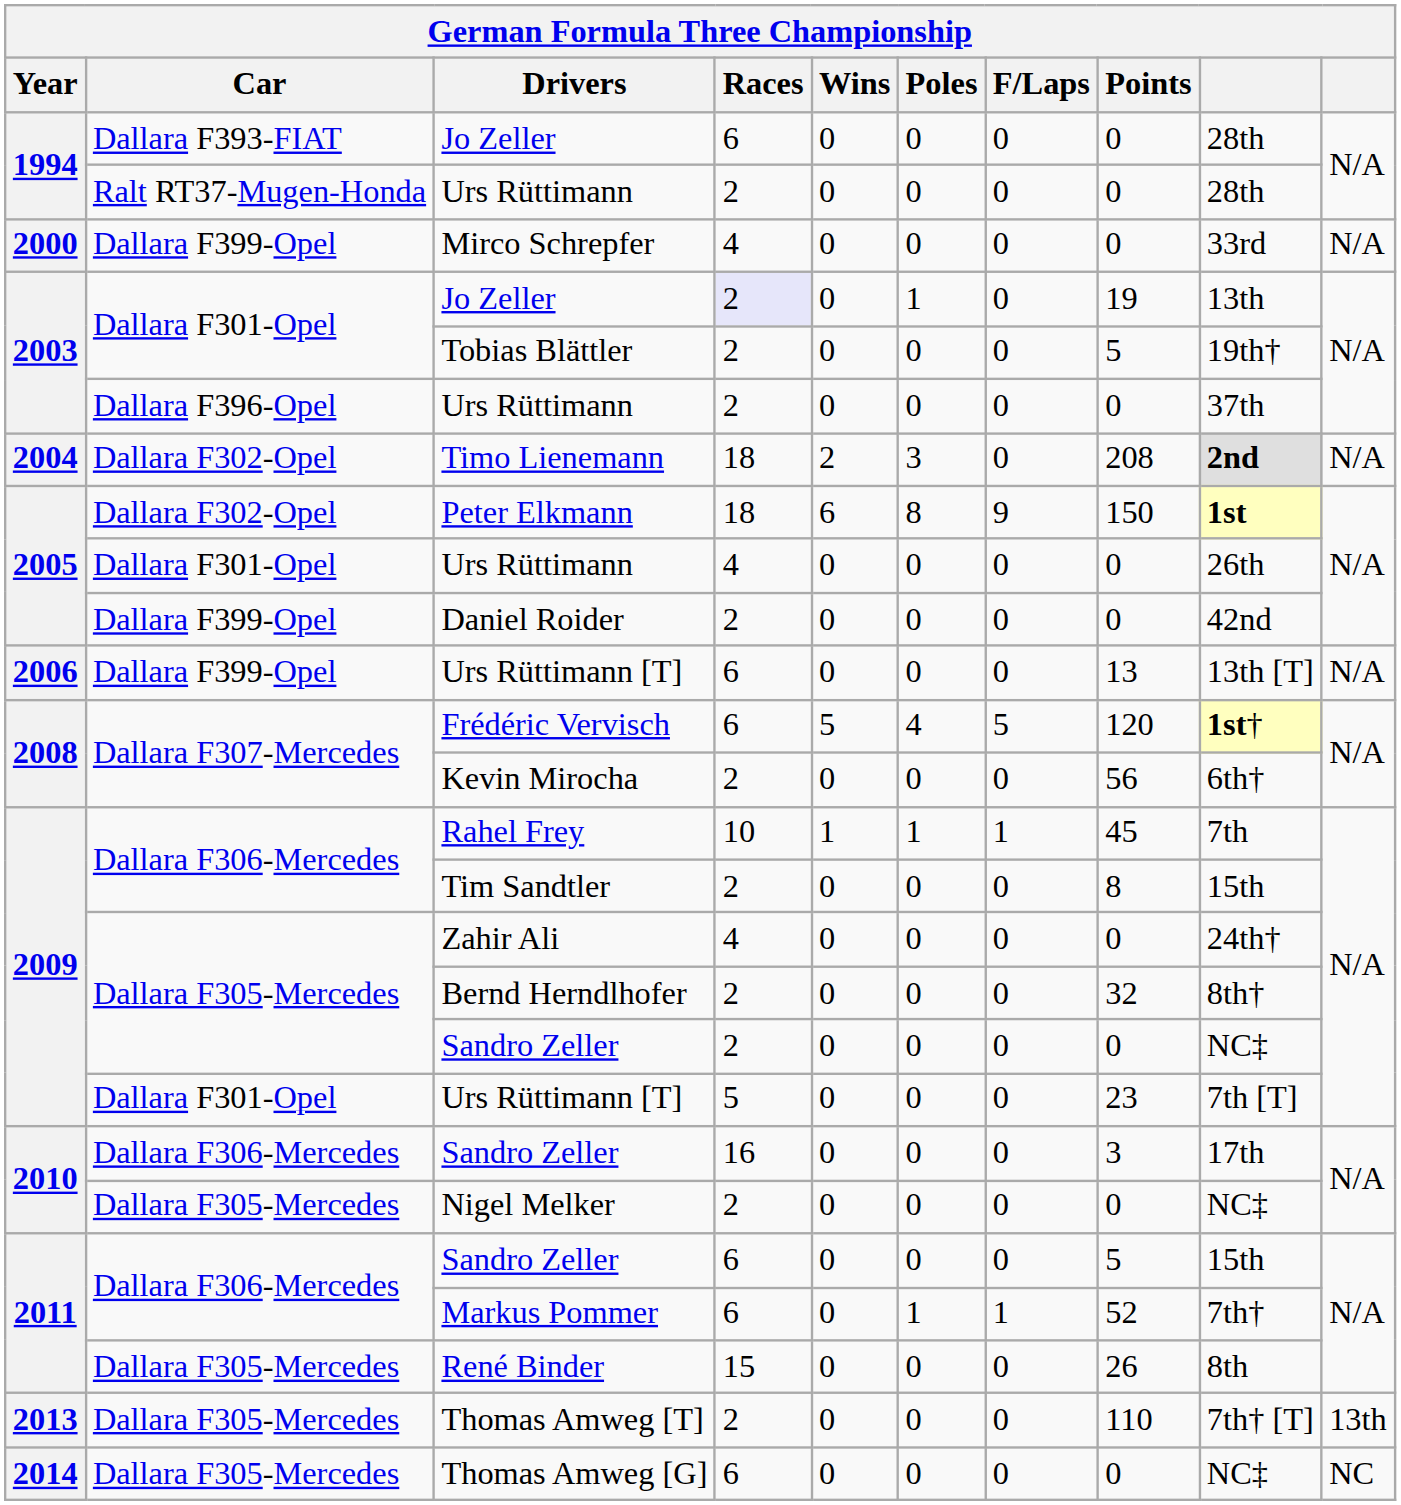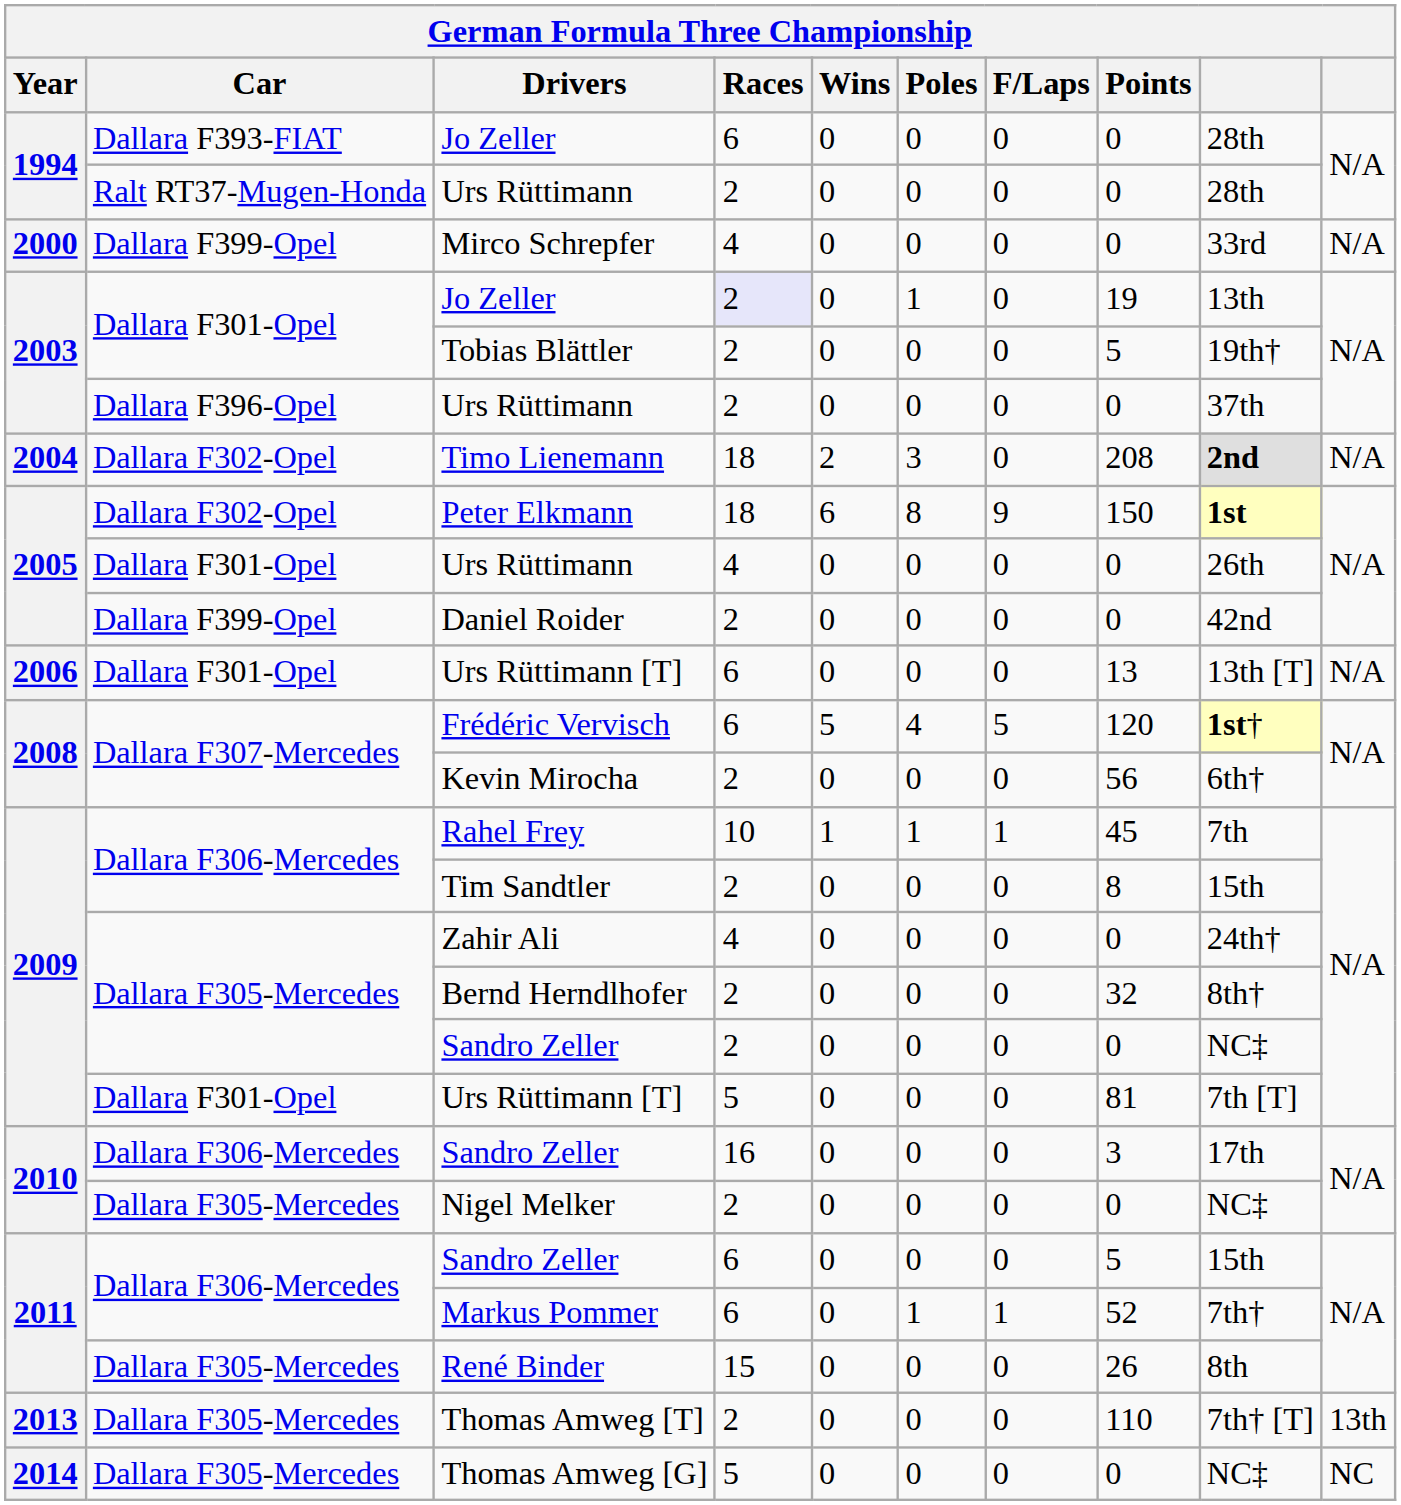(215, 671) Dallara F399-Opel -> (215, 671) Dallara F301-Opel
(1121, 1098) 23 -> (1121, 1098) 81
(731, 1472) 6 -> (731, 1472) 5
